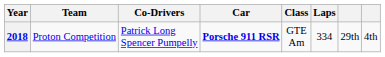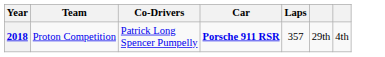- column: (296, 13)
(324, 37) 334 -> (296, 37) 357
